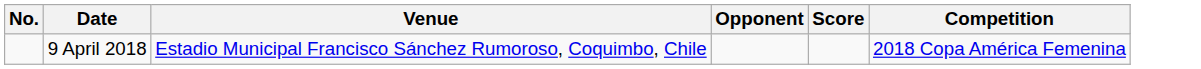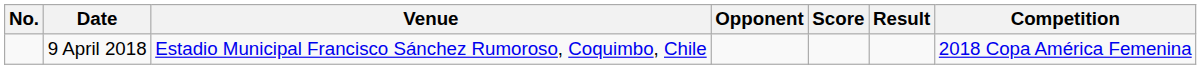+ column: (902, 19)
